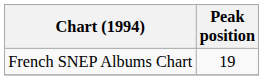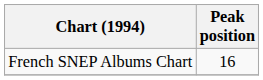(227, 61) 19 -> (227, 61) 16
